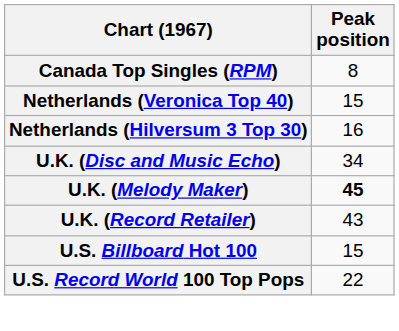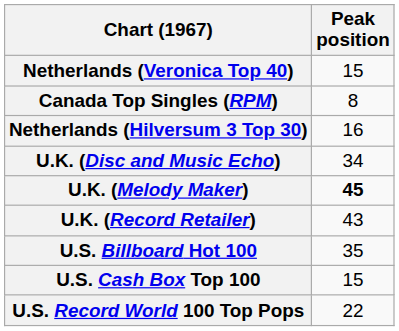rows swapped: (158, 70) <-> (158, 100)
(353, 250) 15 -> (353, 250) 35
+ row: (158, 280)
